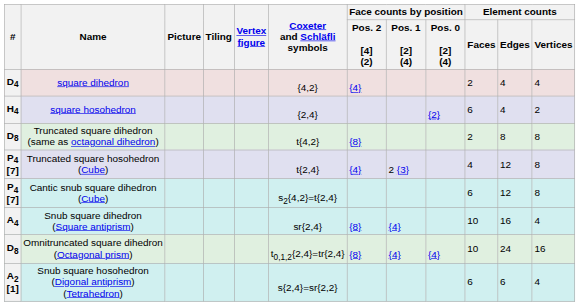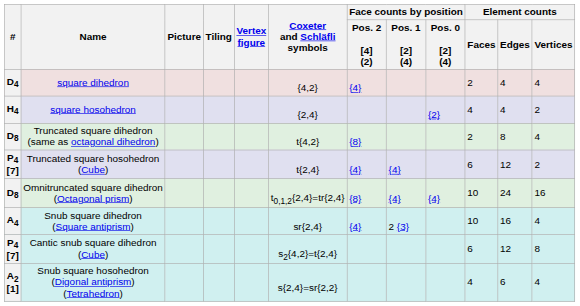(470, 109) 6 -> (470, 109) 4
(537, 136) 8 -> (537, 136) 4
(399, 170) 2 {3} -> (395, 170) {4}
(470, 164) 4 -> (470, 164) 6
(537, 164) 8 -> (537, 164) 2
rows swapped: (93, 249) <-> (93, 193)
(355, 226) {8} -> (355, 226) {4}
(395, 226) {4} -> (399, 226) 2 {3}
(470, 282) 6 -> (470, 282) 4
